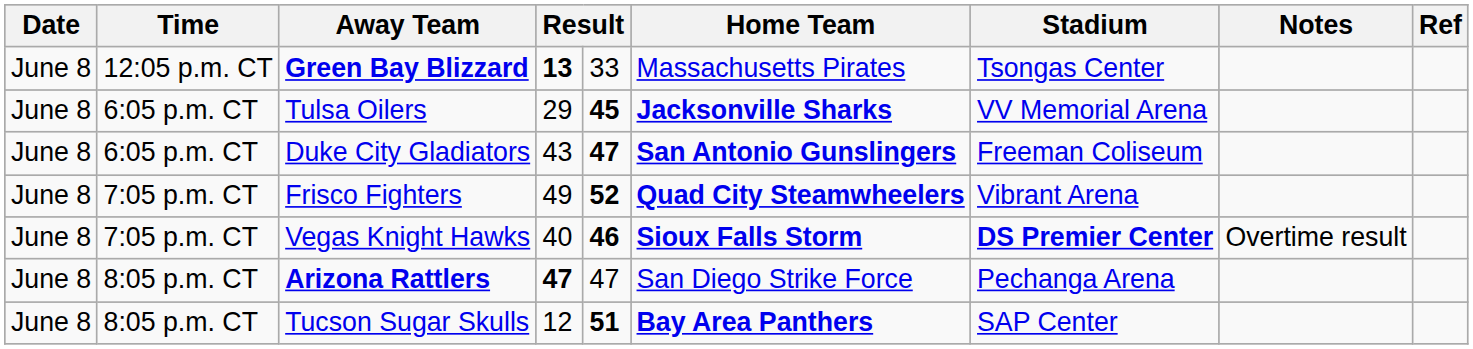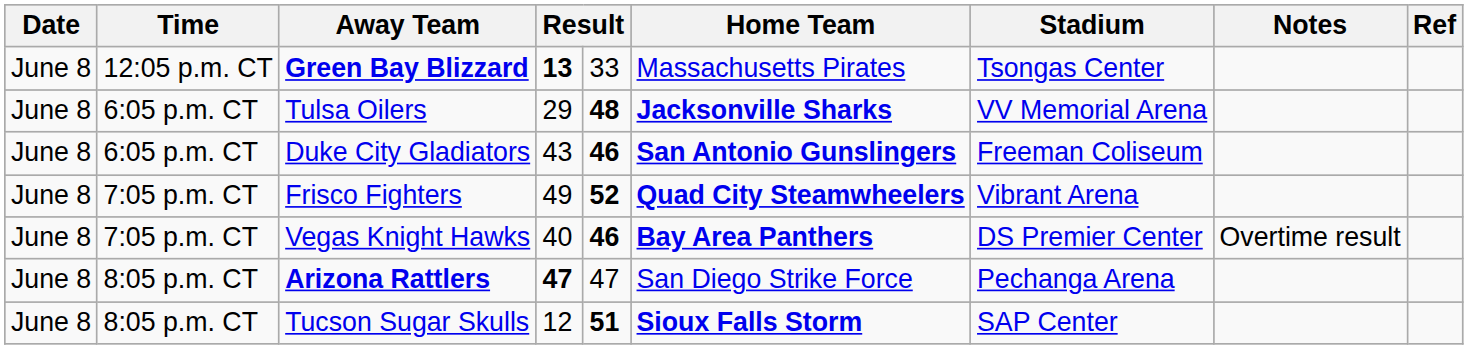(604, 110) 45 -> (604, 110) 48
(604, 152) 47 -> (604, 152) 46
(749, 237) Sioux Falls Storm -> (755, 237) Bay Area Panthers
(1095, 237) bold -> (1090, 237) normal
(755, 322) Bay Area Panthers -> (749, 322) Sioux Falls Storm
